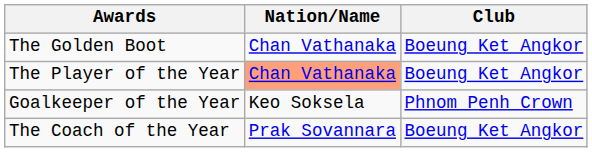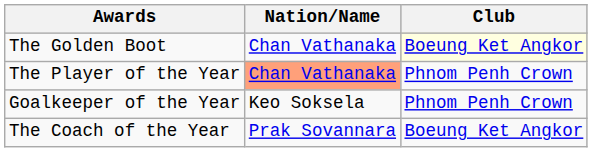(494, 48) no background -> (494, 48) lightyellow background
(494, 76) Boeung Ket Angkor -> (489, 76) Phnom Penh Crown
